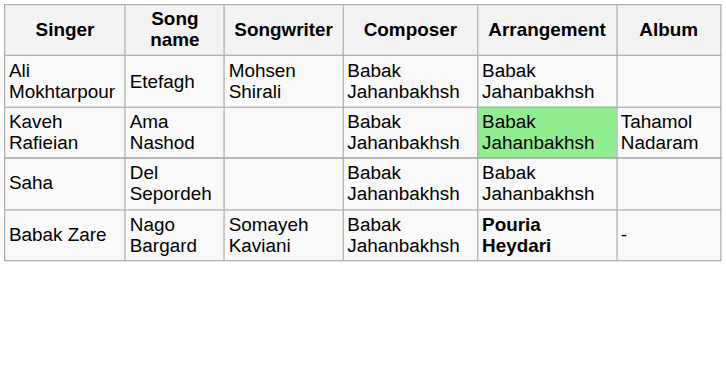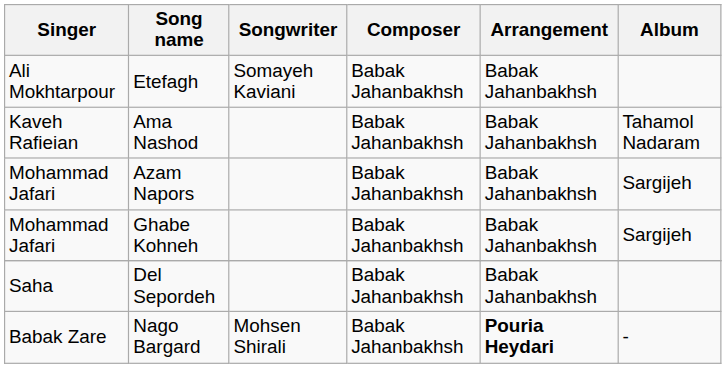(262, 81) Mohsen Shirali -> (273, 81) Somayeh Kaviani
(538, 132) lightgreen background -> (541, 132) no background
+ row: (164, 183)
+ row: (166, 234)
(269, 234) Somayeh Kaviani -> (267, 337) Mohsen Shirali
